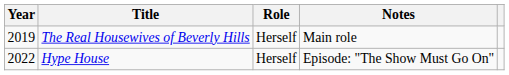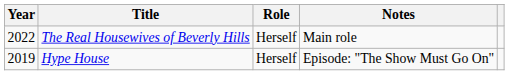(21, 37) 2019 -> (21, 37) 2022
(21, 59) 2022 -> (21, 59) 2019
